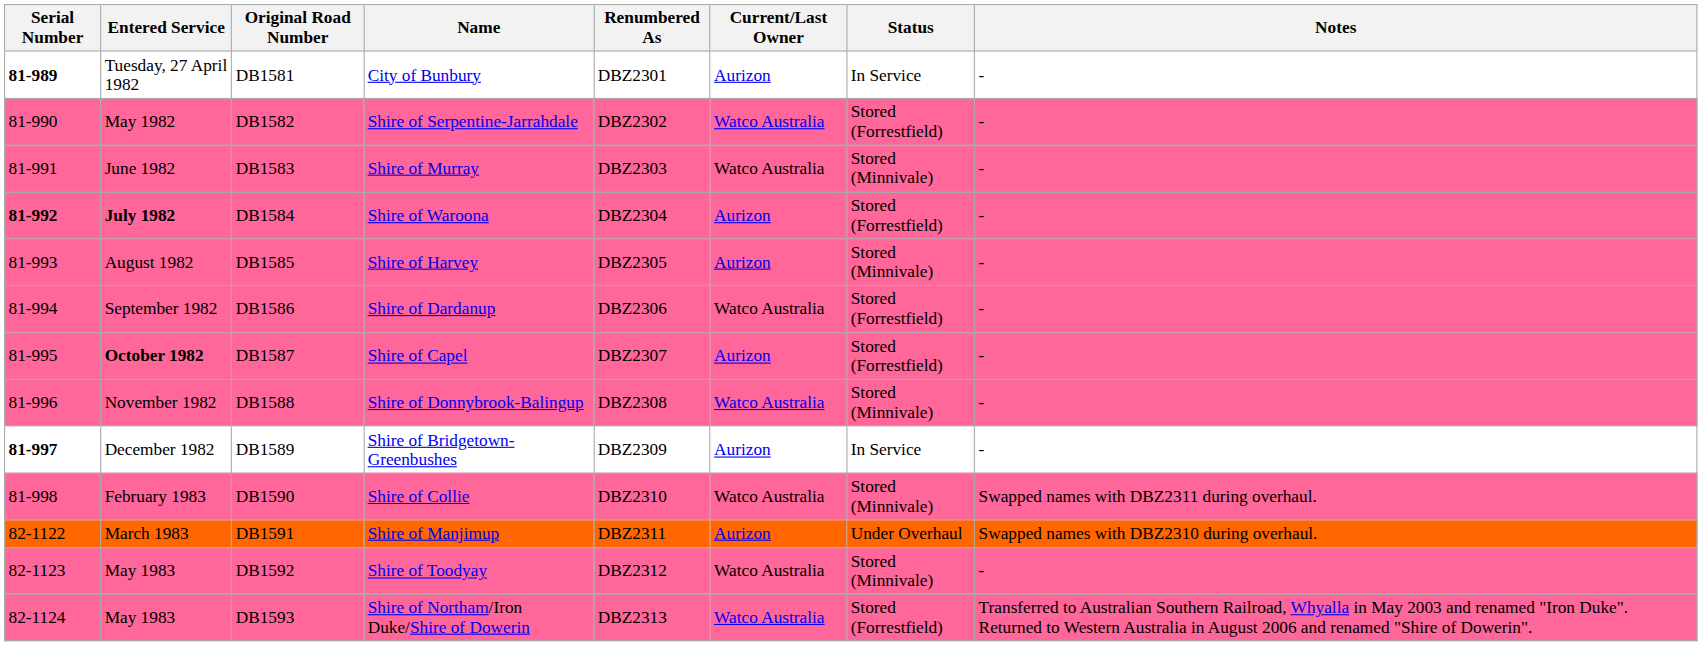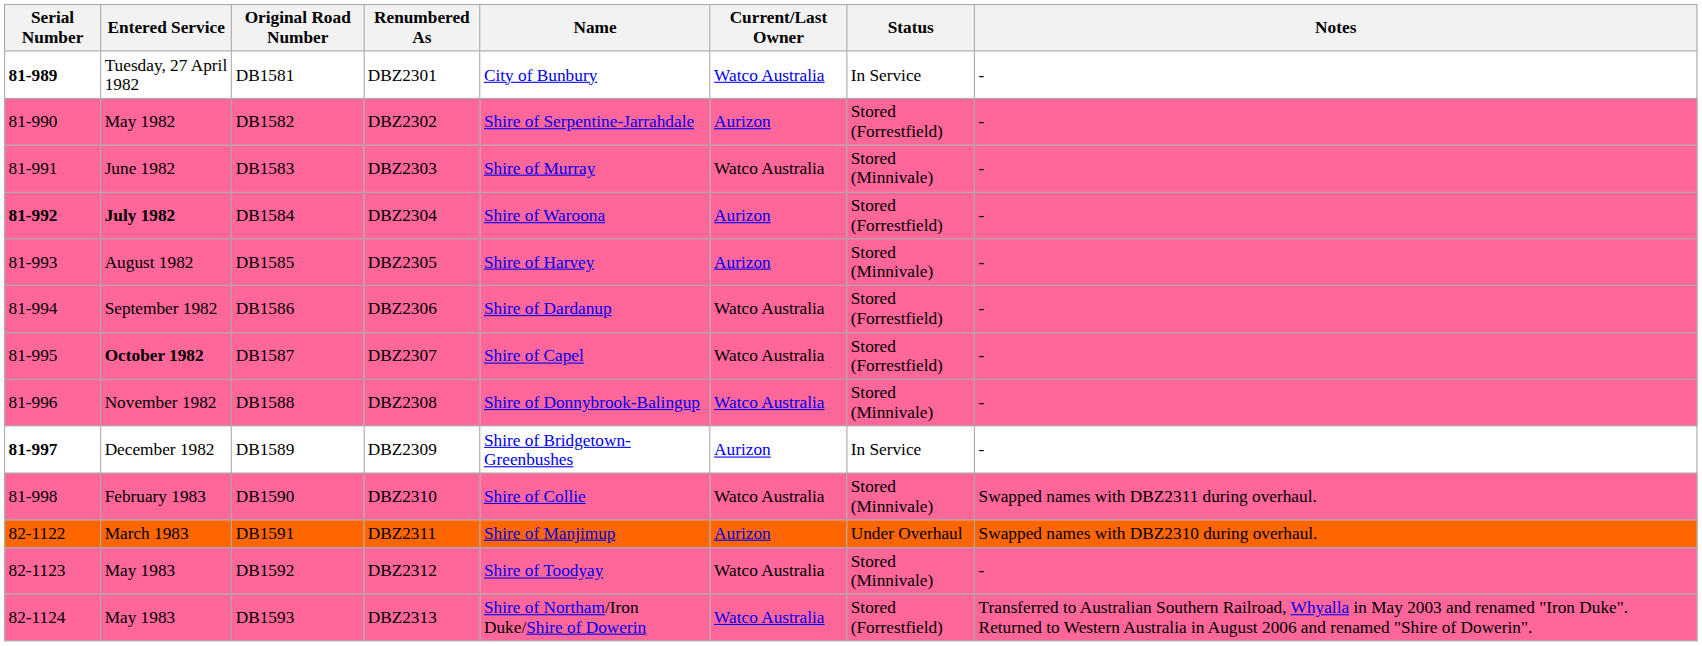columns swapped: (652, 27) <-> (479, 27)
(742, 74) Aurizon -> (769, 74) Watco Australia
(769, 121) Watco Australia -> (742, 121) Aurizon
(742, 355) Aurizon -> (769, 355) Watco Australia
